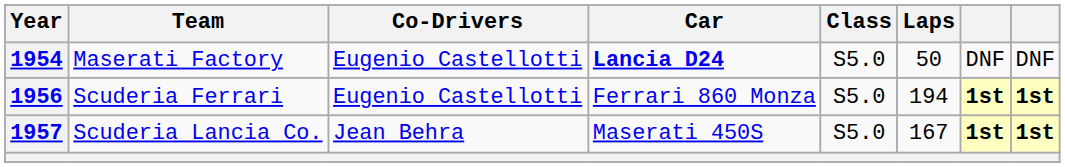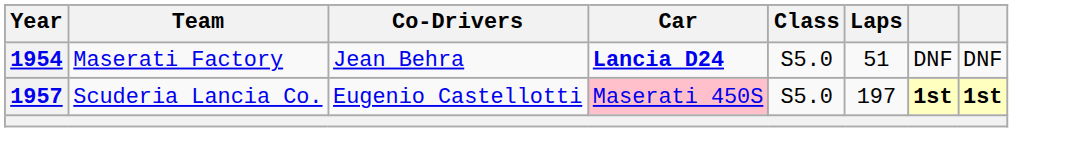(458, 60) Eugenio Castellotti -> (399, 60) Jean Behra
(929, 60) 50 -> (876, 60) 51
- row: (36, 97)
(399, 133) Jean Behra -> (458, 97) Eugenio Castellotti
(678, 133) no background -> (678, 97) pink background
(929, 133) 167 -> (876, 97) 197
